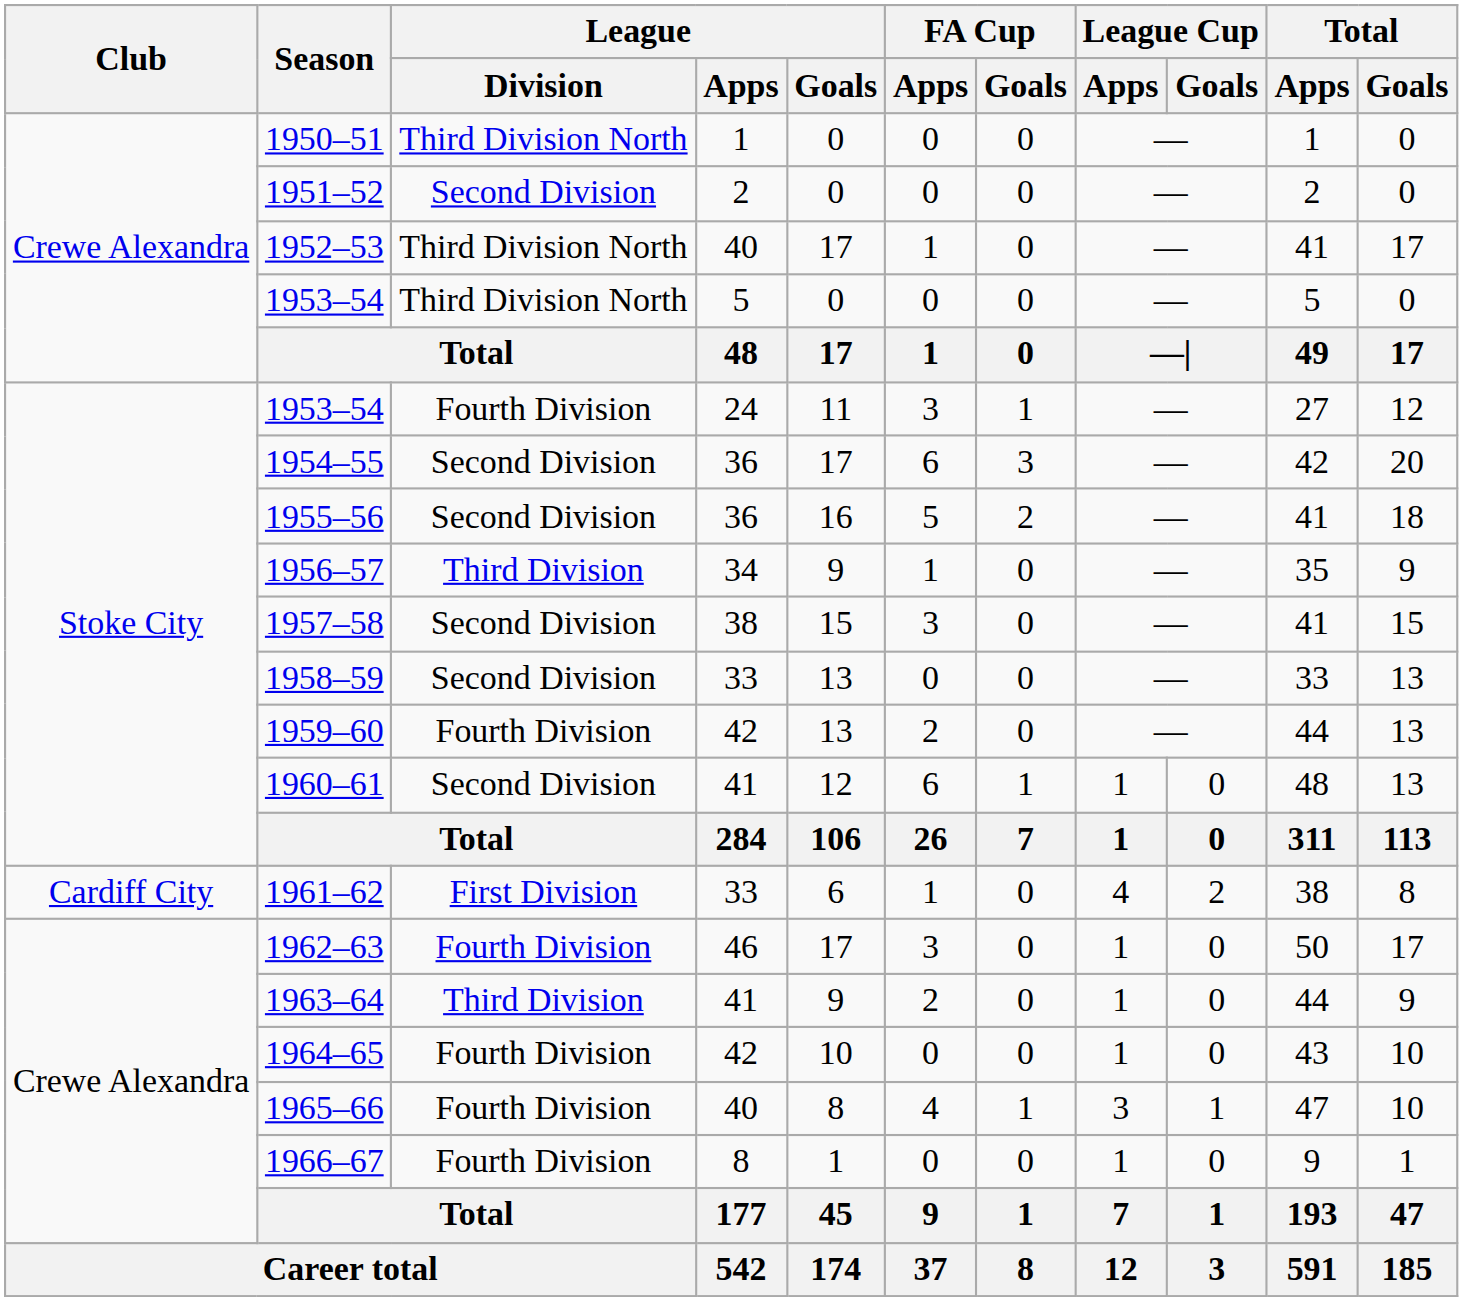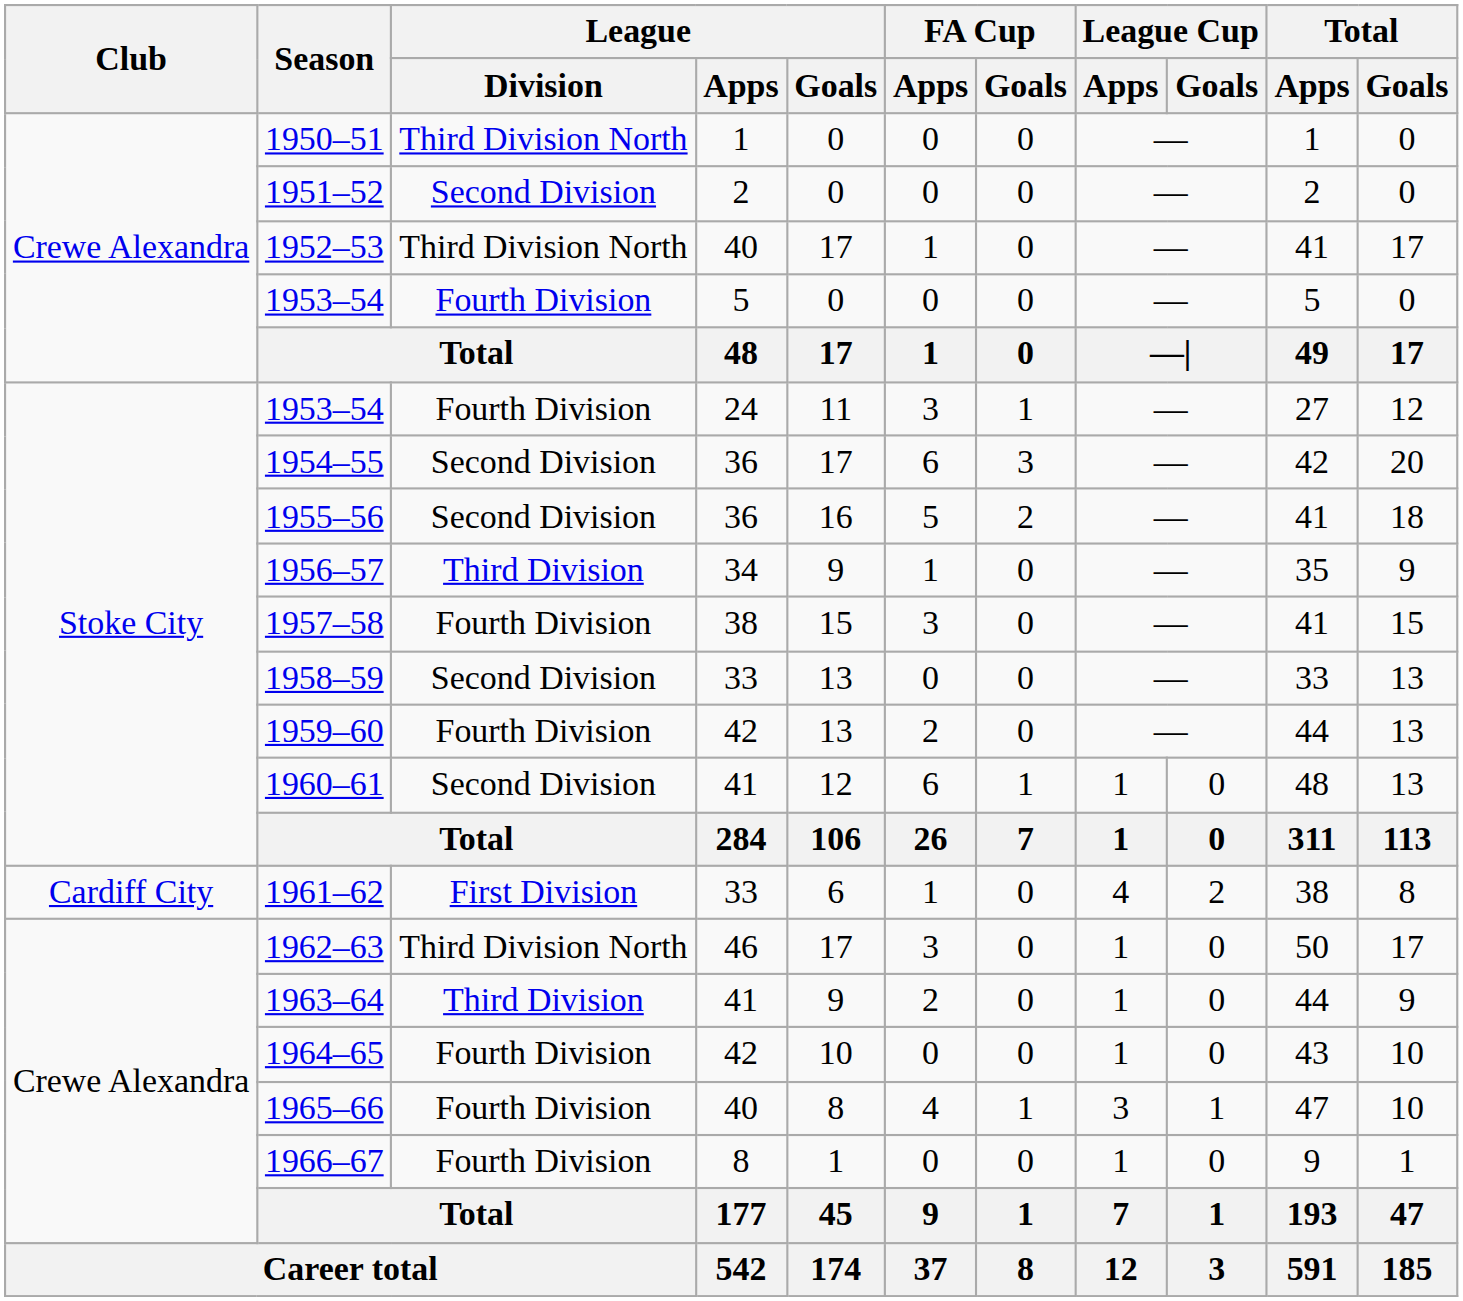(543, 300) Third Division North -> (543, 300) Fourth Division
(543, 623) Second Division -> (543, 623) Fourth Division
(543, 945) Fourth Division -> (543, 945) Third Division North
